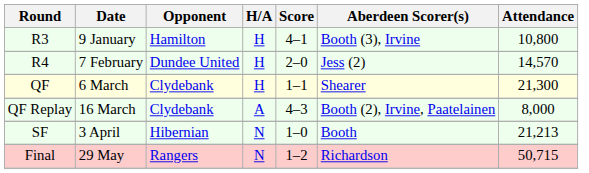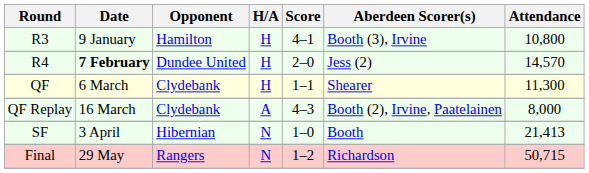(111, 62) normal -> (114, 62) bold
(538, 86) 21,300 -> (545, 86) 11,300
(538, 132) 21,213 -> (545, 132) 21,413
